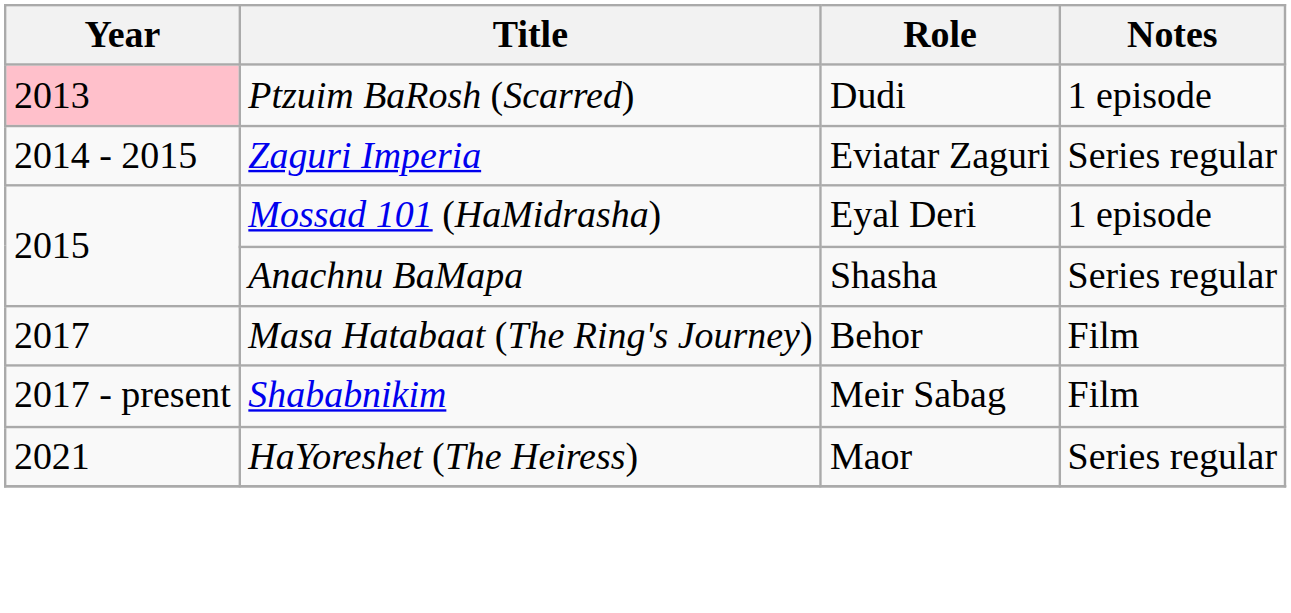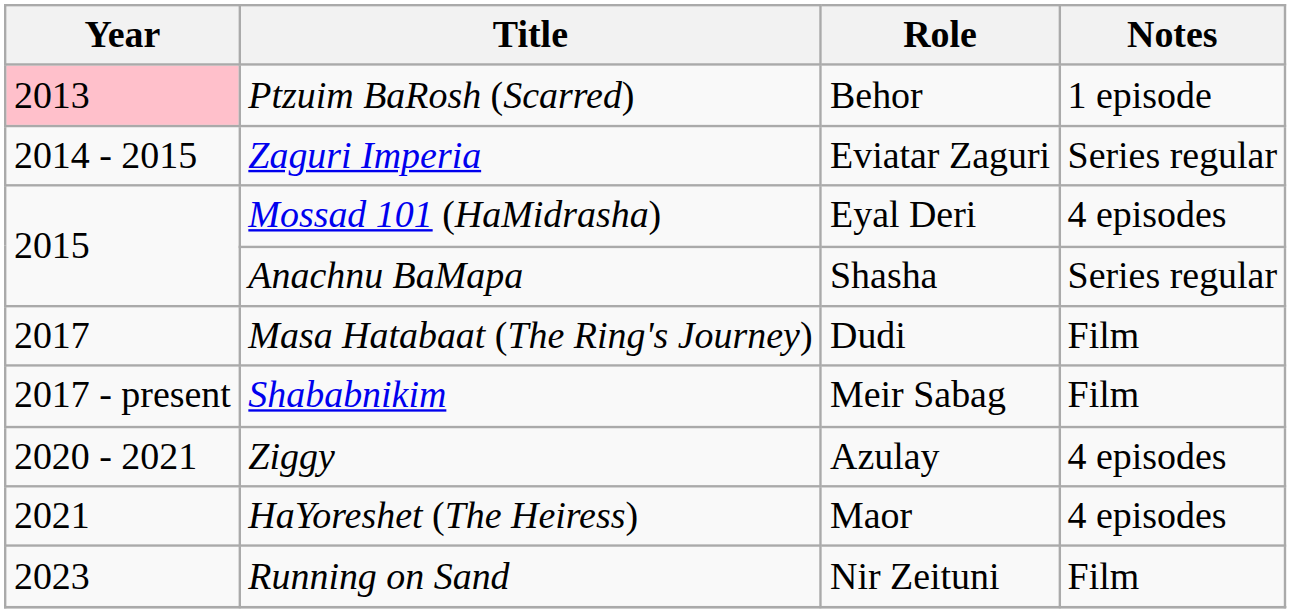(868, 94) Dudi -> (876, 94) Behor
(1140, 214) 1 episode -> (1147, 214) 4 episodes
(876, 335) Behor -> (868, 335) Dudi
+ row: (292, 455)
(1172, 455) Series regular -> (1147, 515) 4 episodes
+ row: (379, 575)
